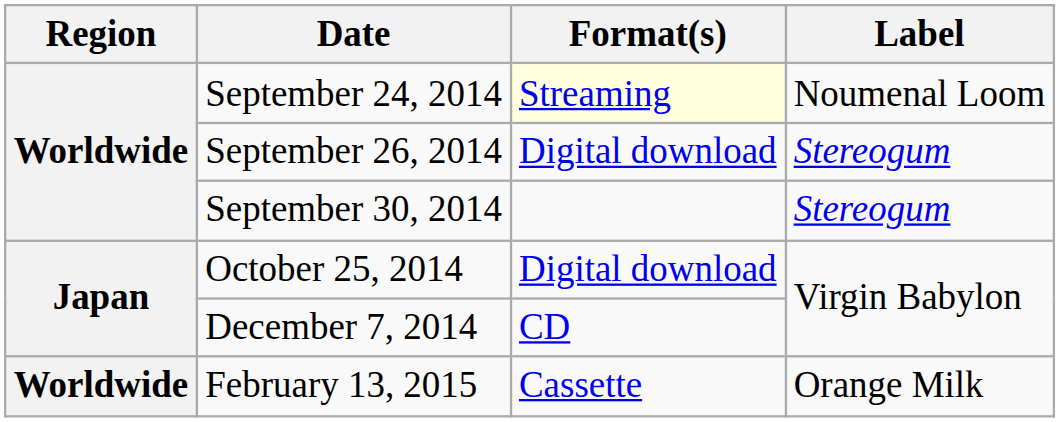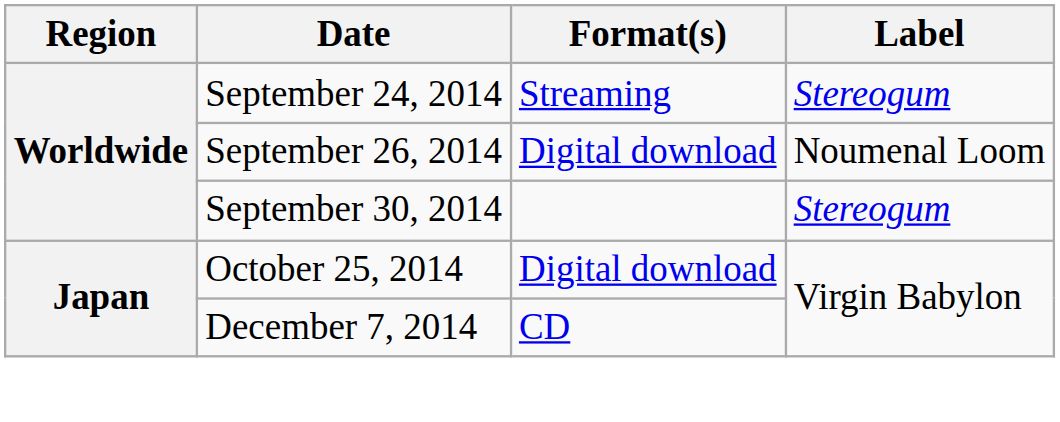(595, 92) lightyellow background -> (595, 92) no background
(919, 92) Noumenal Loom -> (872, 92) Stereogum
(872, 151) Stereogum -> (919, 151) Noumenal Loom
- row: (341, 385)
